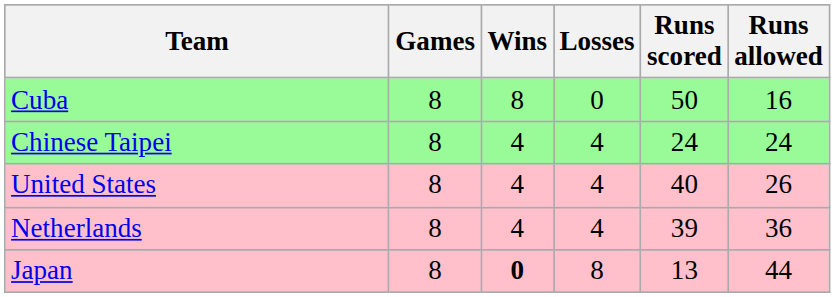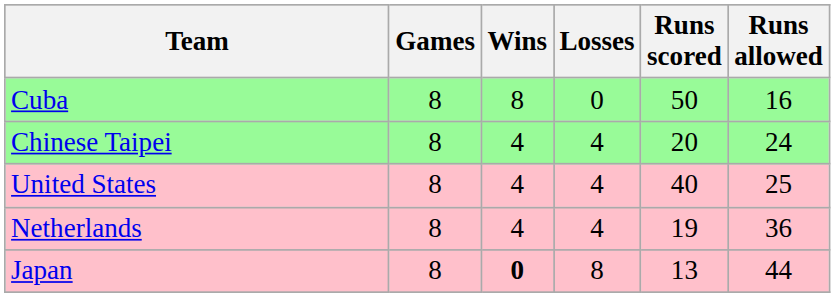(684, 142) 24 -> (684, 142) 20
(778, 185) 26 -> (778, 185) 25
(684, 227) 39 -> (684, 227) 19
